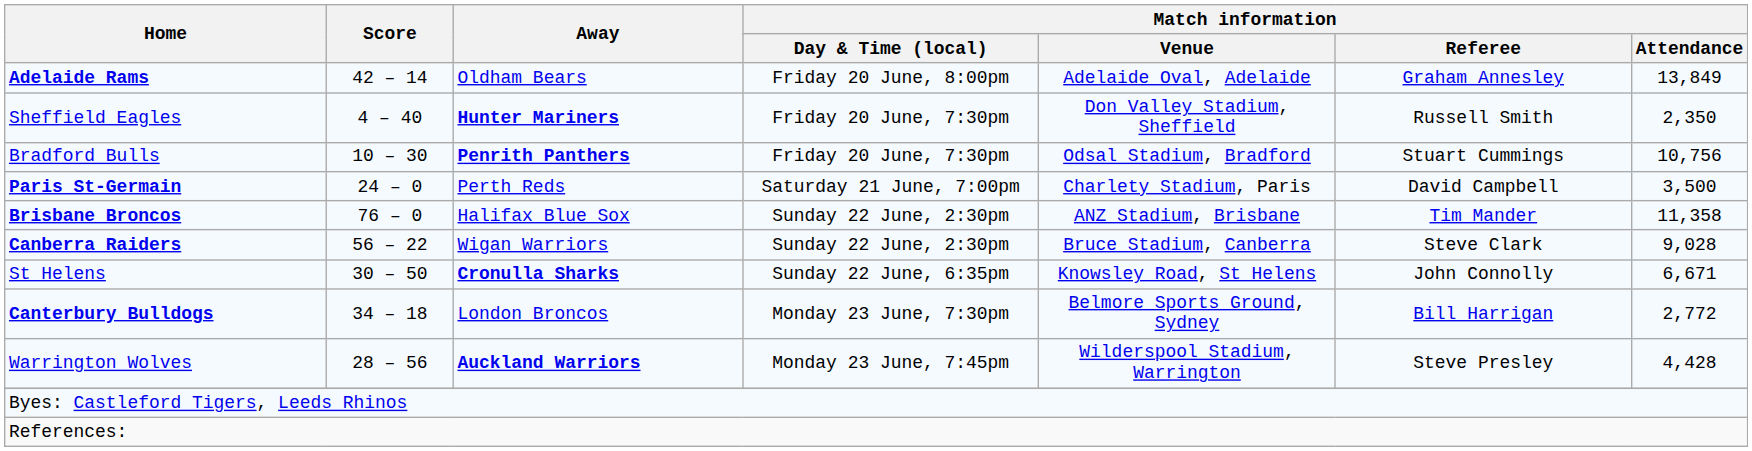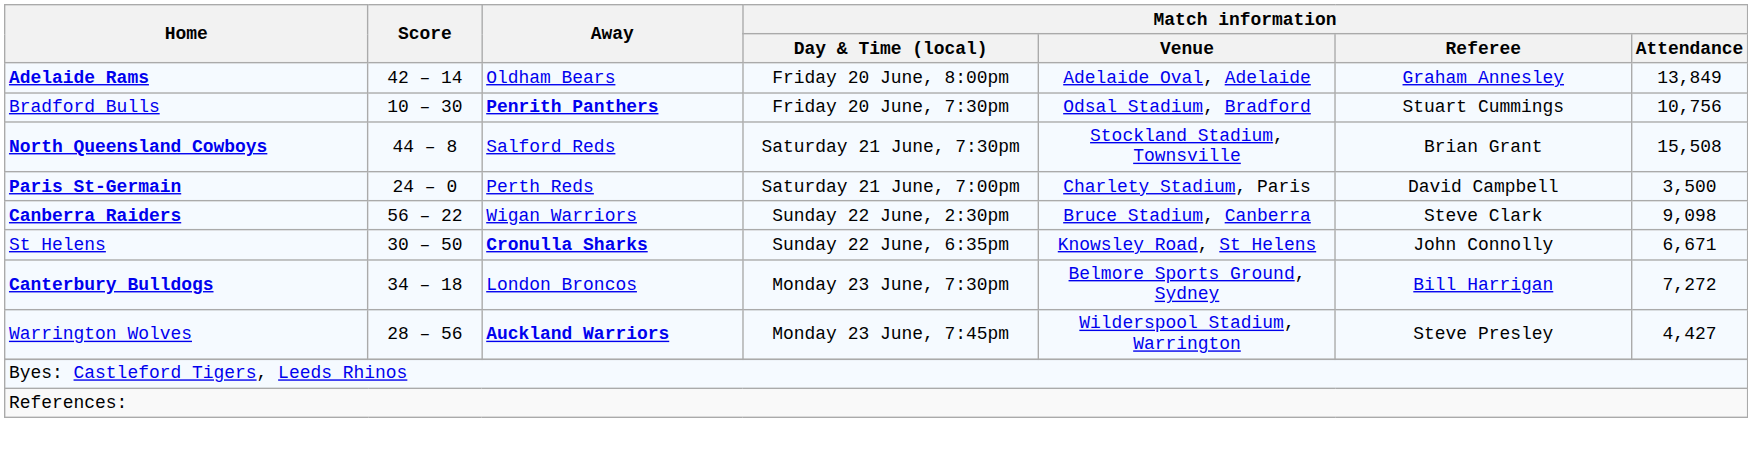- row: (95, 117)
+ row: (138, 147)
- row: (95, 215)
(1690, 245) 9,028 -> (1690, 215) 9,098
(1690, 314) 2,772 -> (1690, 284) 7,272
(1690, 363) 4,428 -> (1690, 334) 4,427
